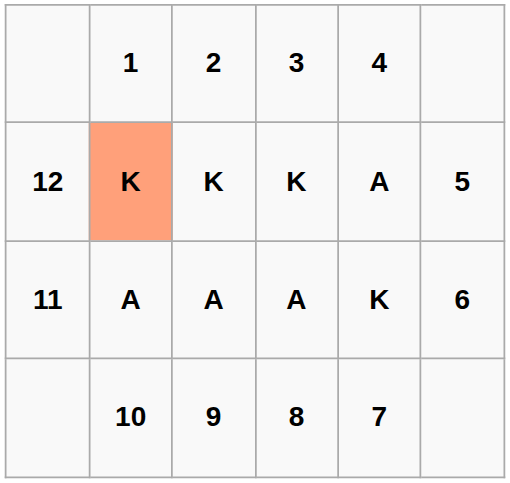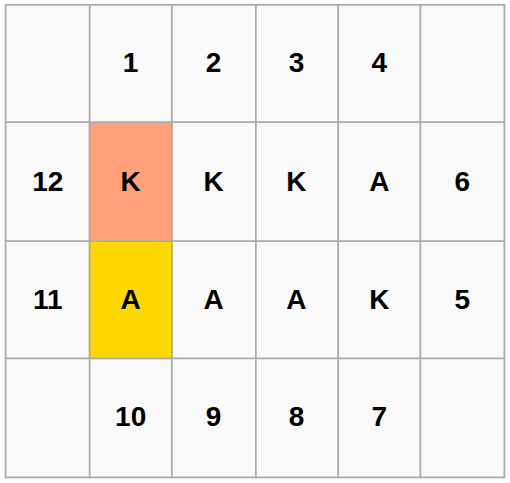(462, 181) 5 -> (462, 181) 6
(131, 299) no background -> (131, 299) gold background
(462, 299) 6 -> (462, 299) 5
